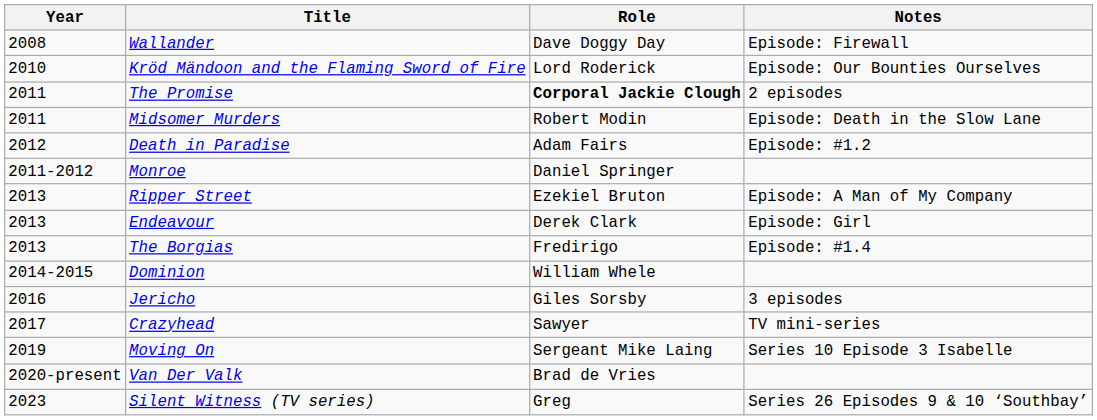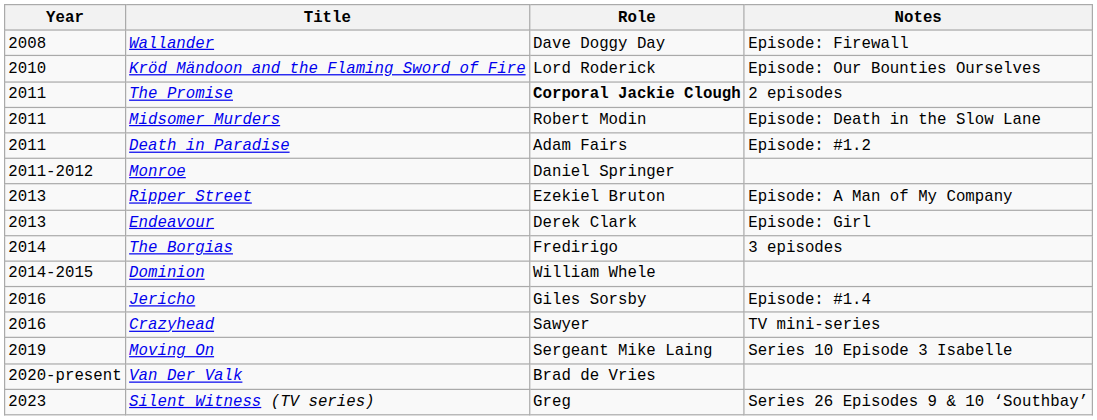(27, 146) 2012 -> (27, 146) 2011
(27, 248) 2013 -> (27, 248) 2014
(810, 248) Episode: #1.4 -> (795, 248) 3 episodes
(795, 299) 3 episodes -> (810, 299) Episode: #1.4
(27, 325) 2017 -> (27, 325) 2016
